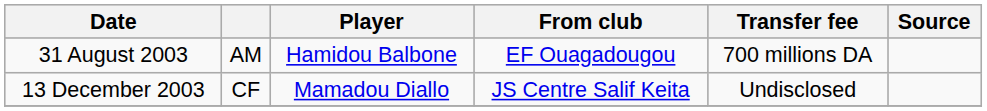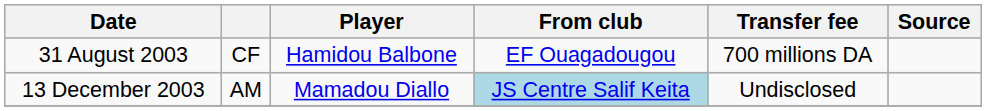(246, 55) AM -> (246, 55) CF
(246, 89) CF -> (246, 89) AM
(591, 89) no background -> (591, 89) lightblue background
